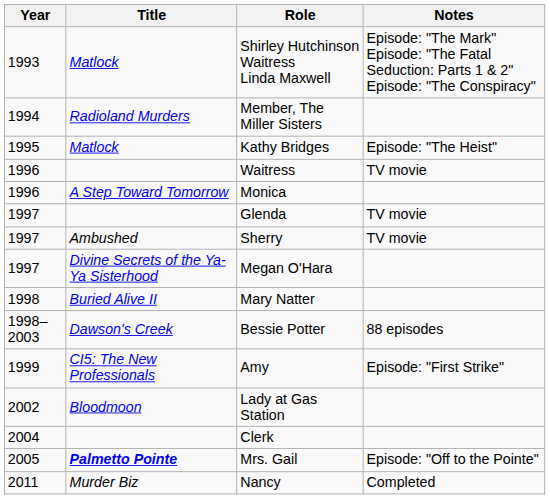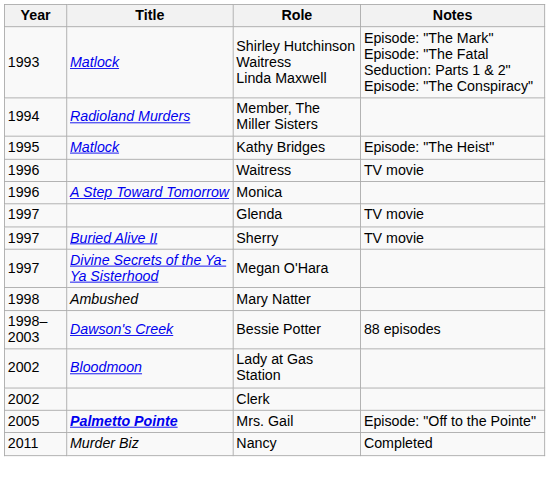(104, 237) Ambushed -> (114, 237) Buried Alive II
(113, 299) Buried Alive II -> (104, 299) Ambushed
- row: (255, 368)
(24, 437) 2004 -> (24, 398) 2002
